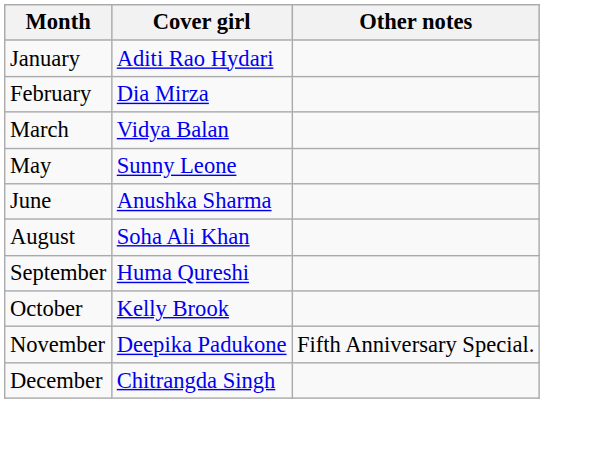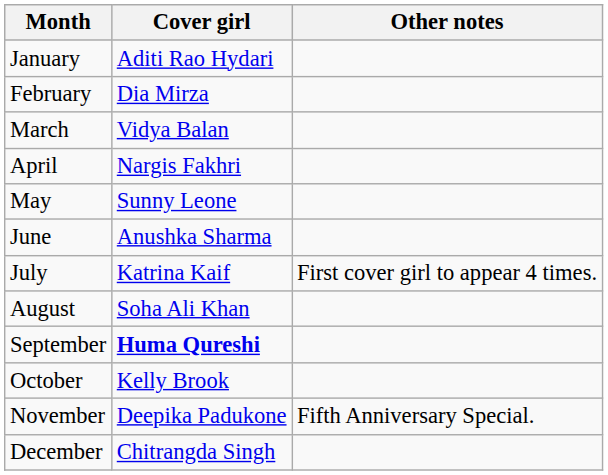+ row: (34, 165)
+ row: (29, 272)
(183, 272) normal -> (188, 344) bold
